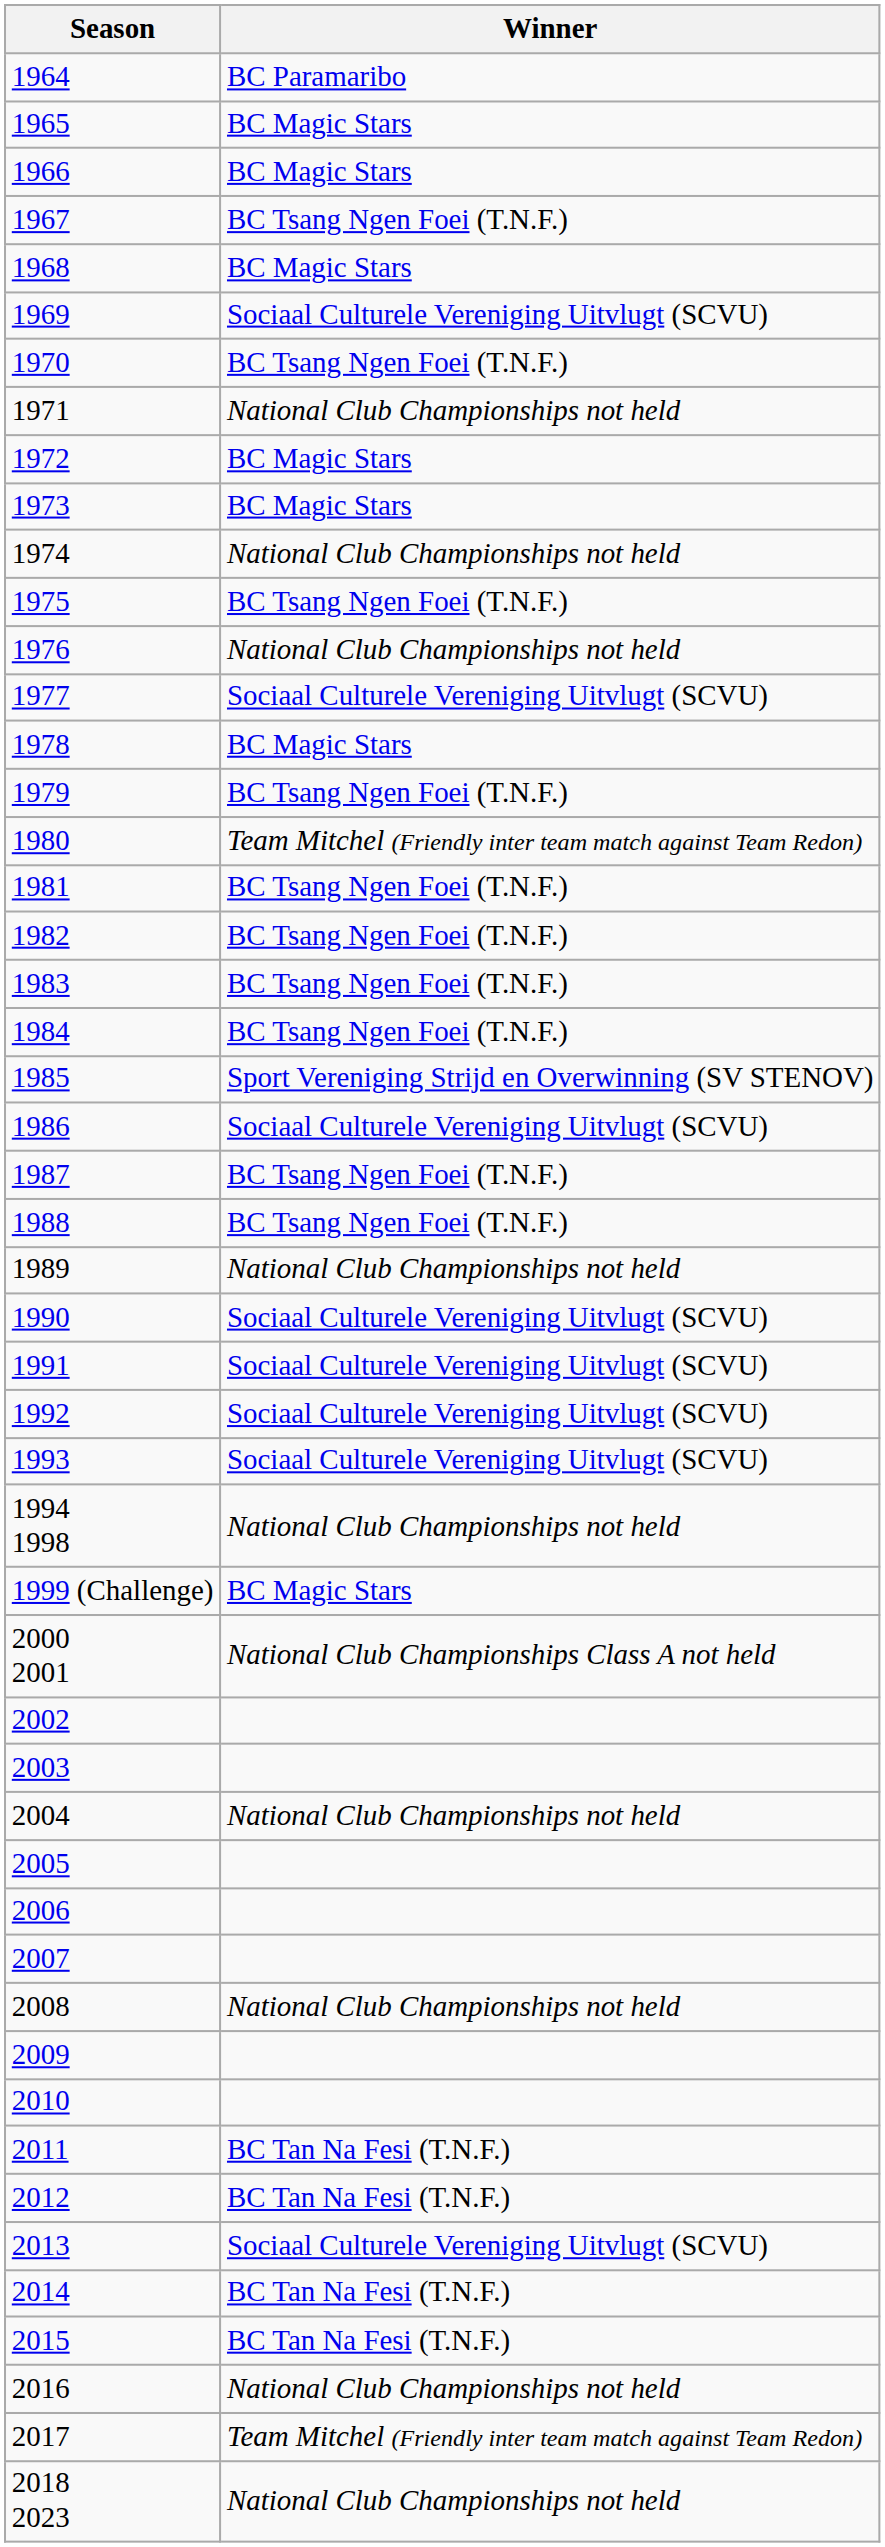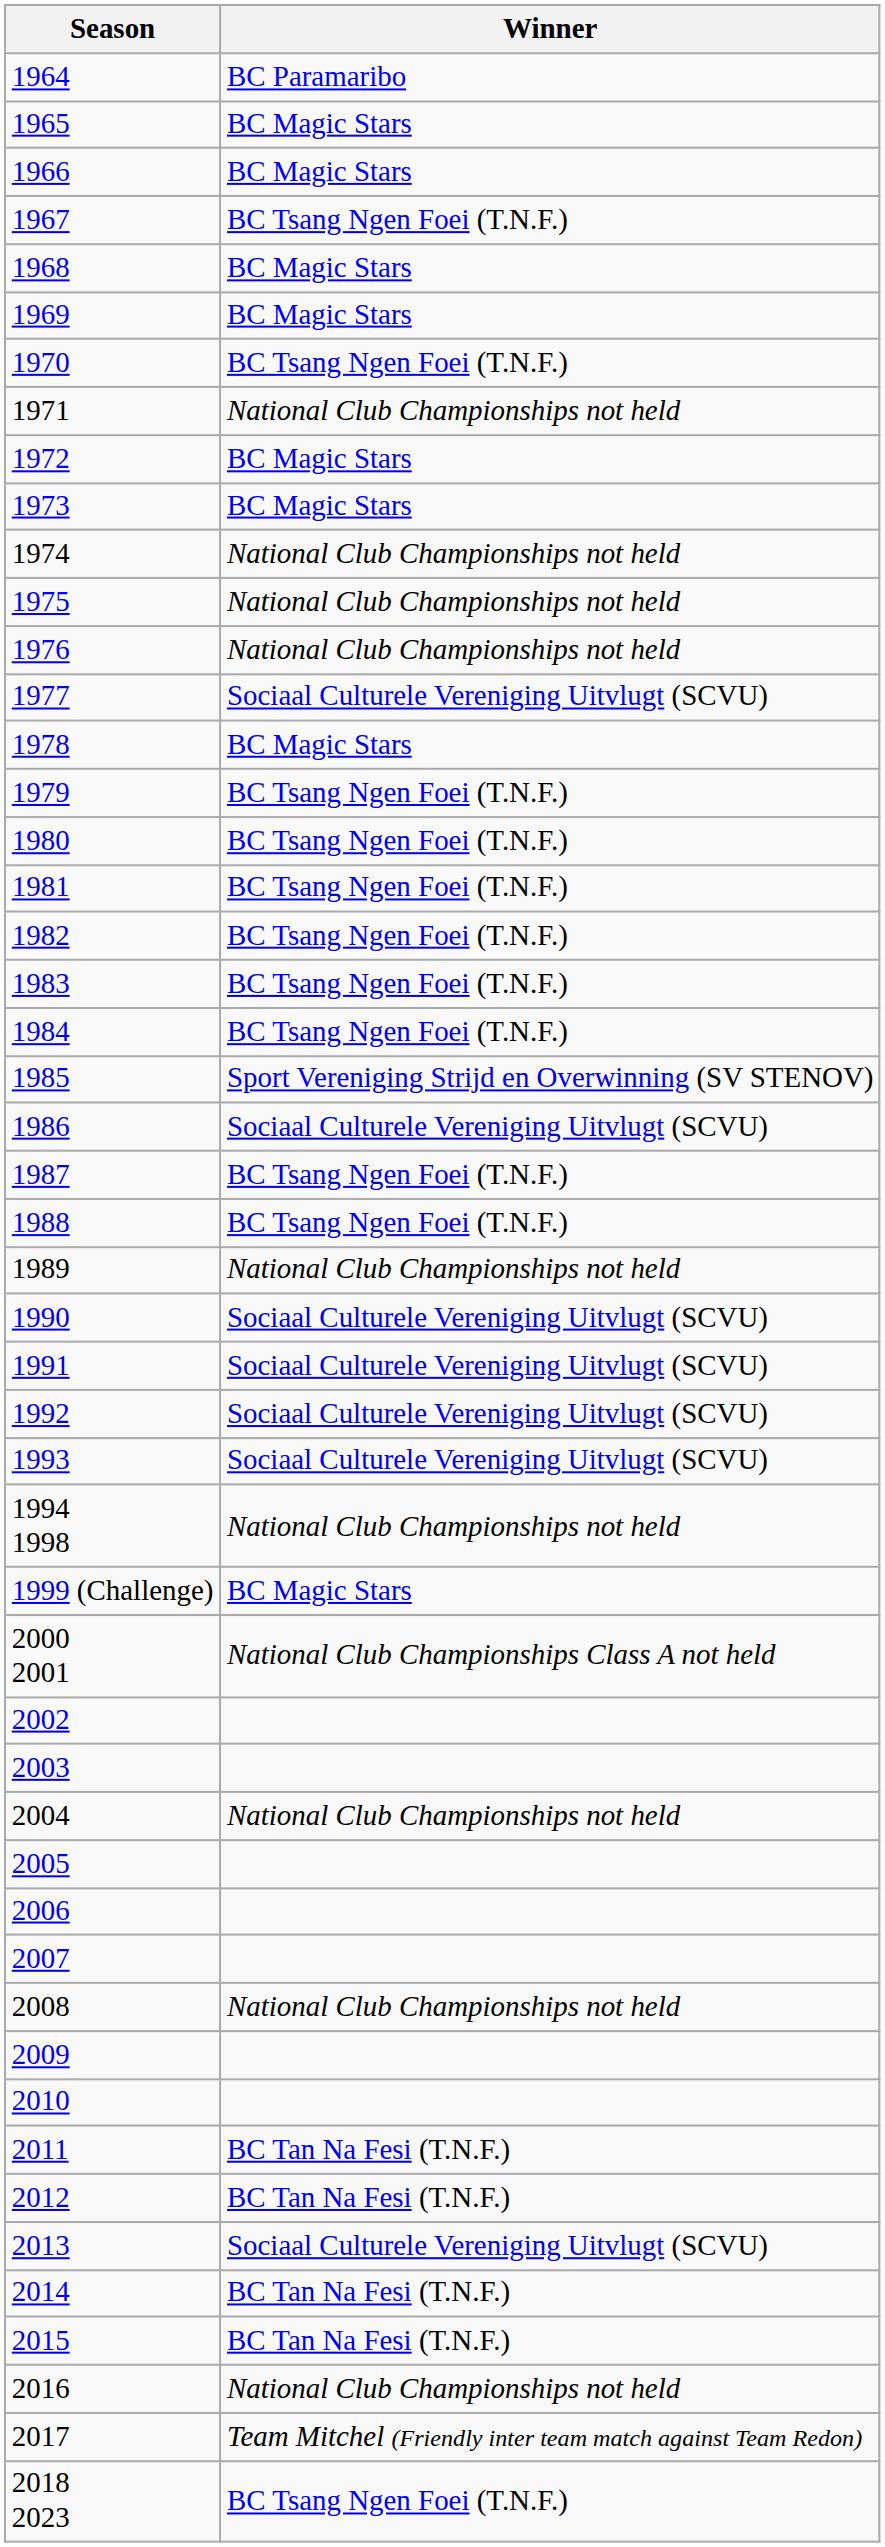(497, 315) Sociaal Culturele Vereniging Uitvlugt (SCVU) -> (319, 315) BC Magic Stars
(397, 601) BC Tsang Ngen Foei (T.N.F.) -> (454, 601) National Club Championships not held
(545, 840) Team Mitchel (Friendly inter team match against Team Redon) -> (397, 840) BC Tsang Ngen Foei (T.N.F.)
(454, 2501) National Club Championships not held -> (397, 2501) BC Tsang Ngen Foei (T.N.F.)
